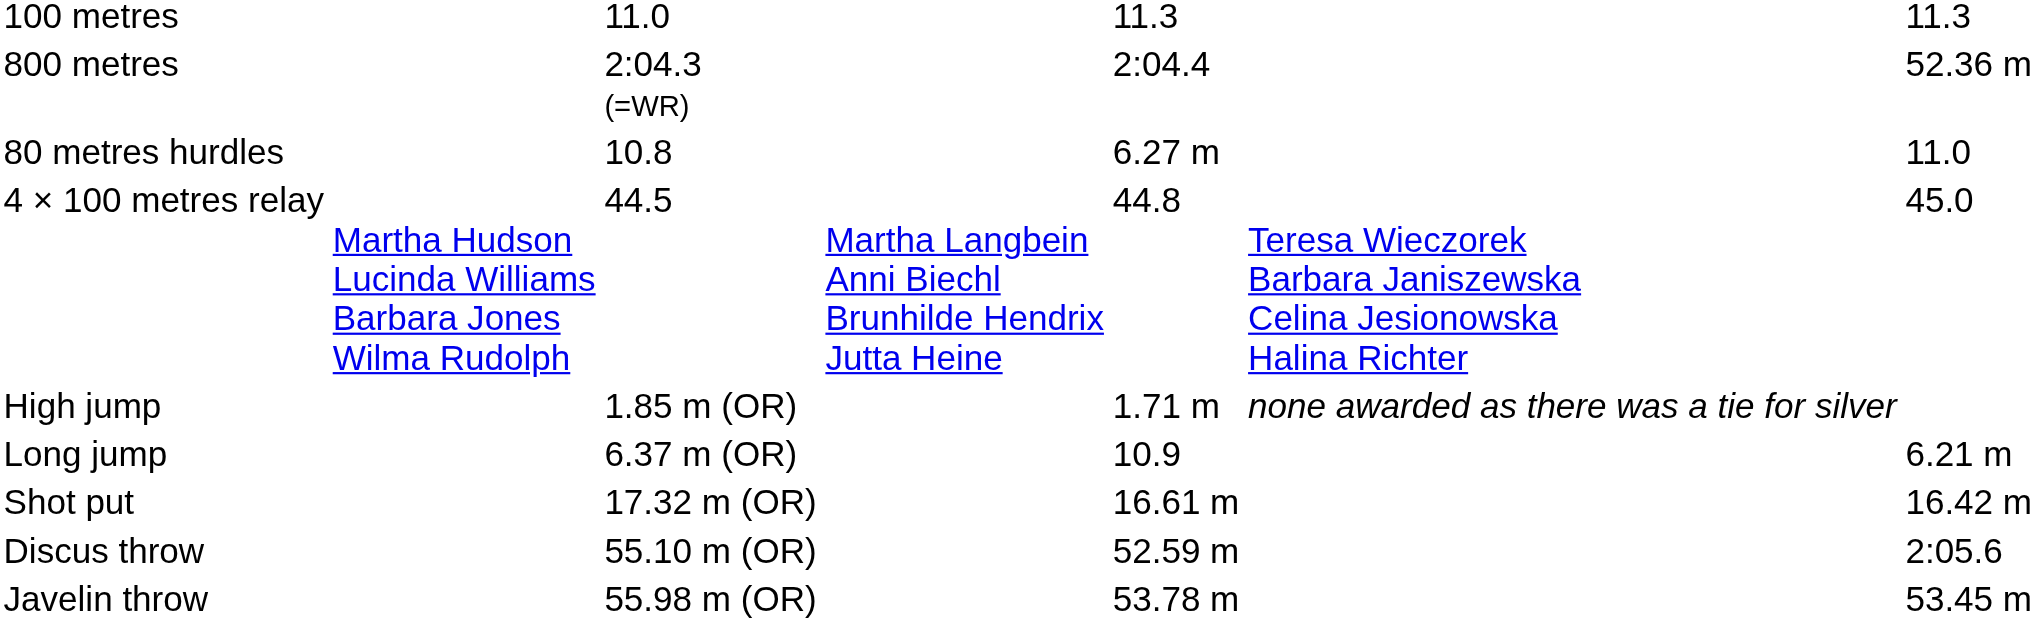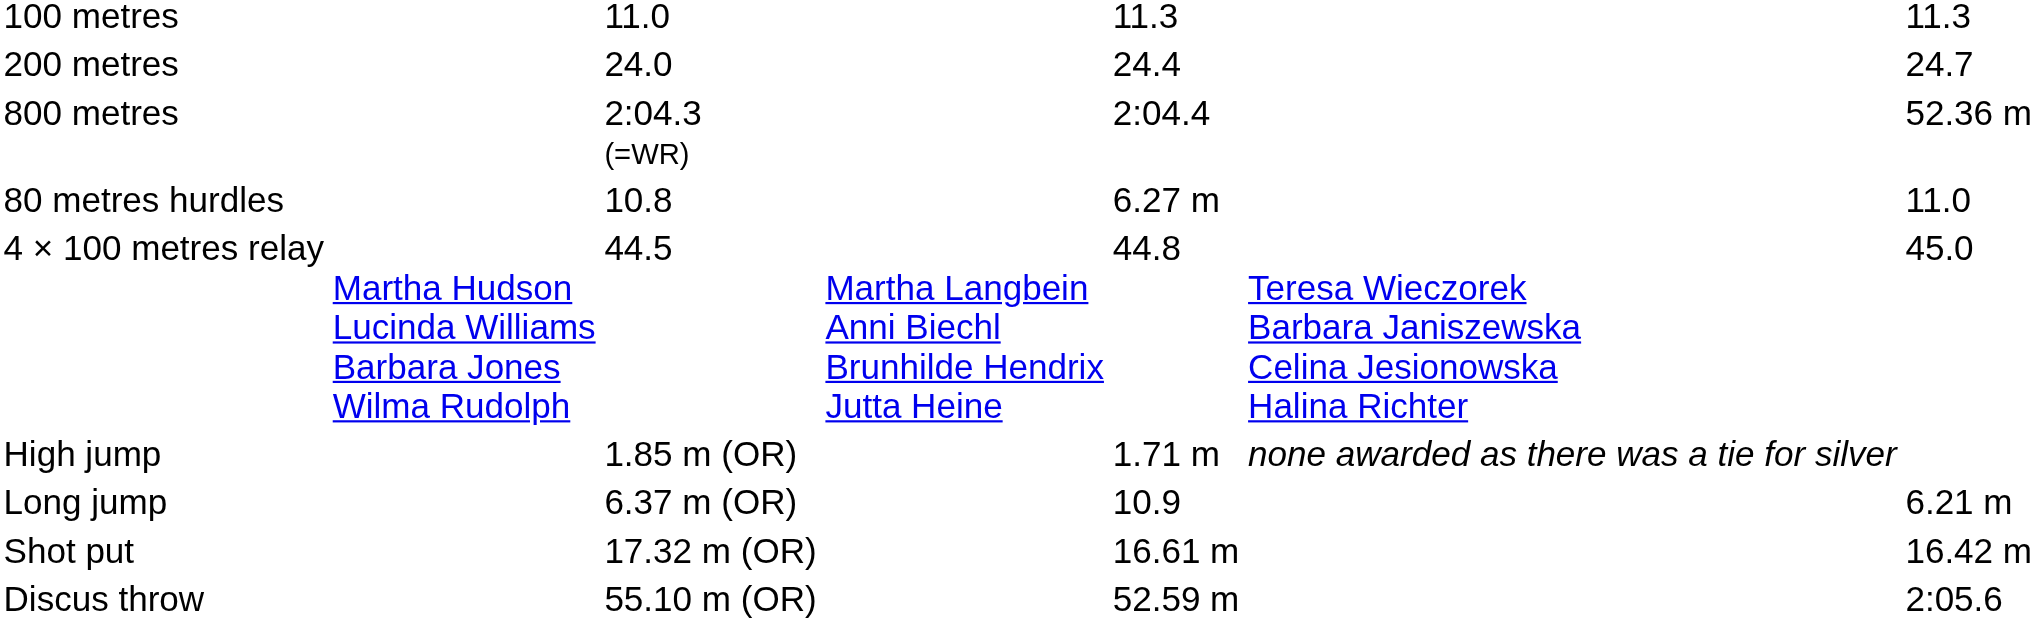+ row: (91, 64)
- row: (106, 599)
